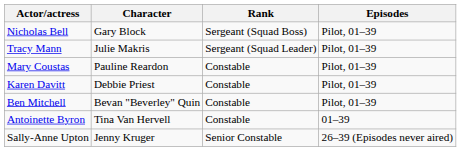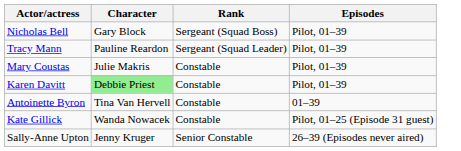(122, 48) Julie Makris -> (131, 48) Pauline Reardon
(131, 66) Pauline Reardon -> (122, 66) Julie Makris
(124, 84) no background -> (124, 84) lightgreen background
- row: (36, 102)
+ row: (34, 119)
